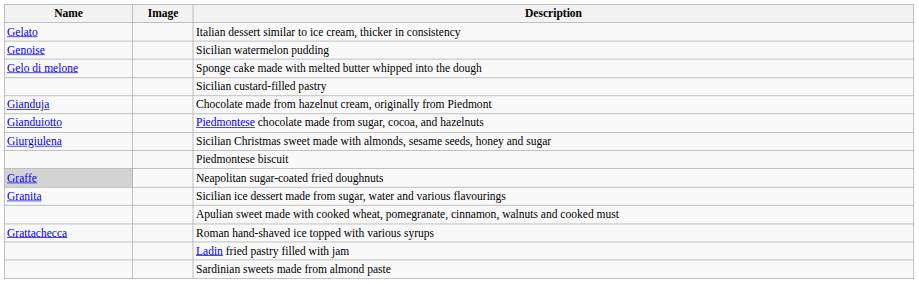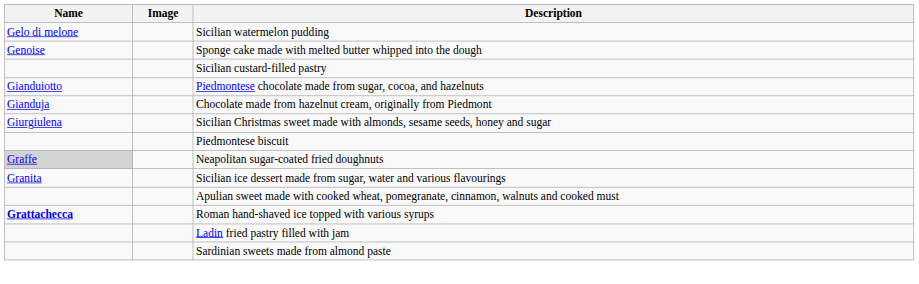- row: (328, 31)
(26, 50) Genoise -> (43, 31) Gelo di melone
(43, 68) Gelo di melone -> (26, 50) Genoise
rows swapped: (344, 104) <-> (340, 123)
(37, 232) normal -> (40, 214) bold
